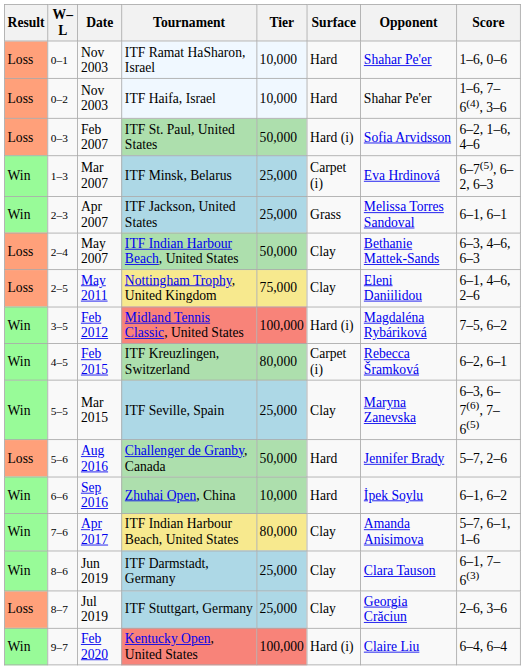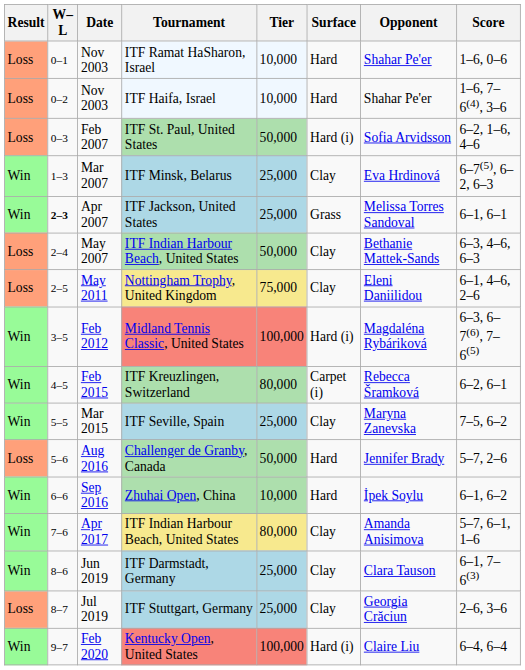(328, 175) Carpet (i) -> (323, 175) Clay
(59, 215) normal -> (59, 214) bold
(483, 325) 7–5, 6–2 -> (480, 336) 6–3, 6–7(6), 7–6(5)
(480, 410) 6–3, 6–7(6), 7–6(5) -> (483, 421) 7–5, 6–2
